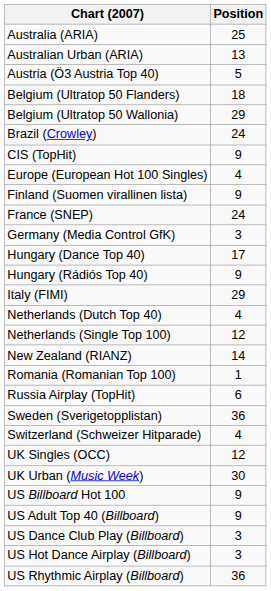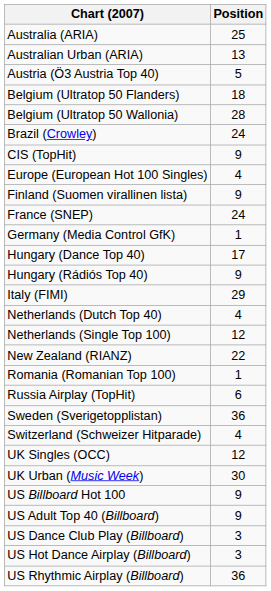(238, 114) 29 -> (238, 114) 28
(238, 235) 3 -> (238, 235) 1
(238, 355) 14 -> (238, 355) 22
